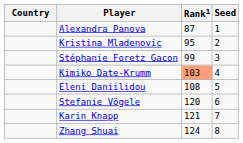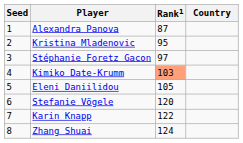columns swapped: (31, 13) <-> (225, 13)
(189, 58) 99 -> (163, 58) 97
(192, 87) 108 -> (165, 87) 105
(192, 116) 121 -> (165, 116) 122
